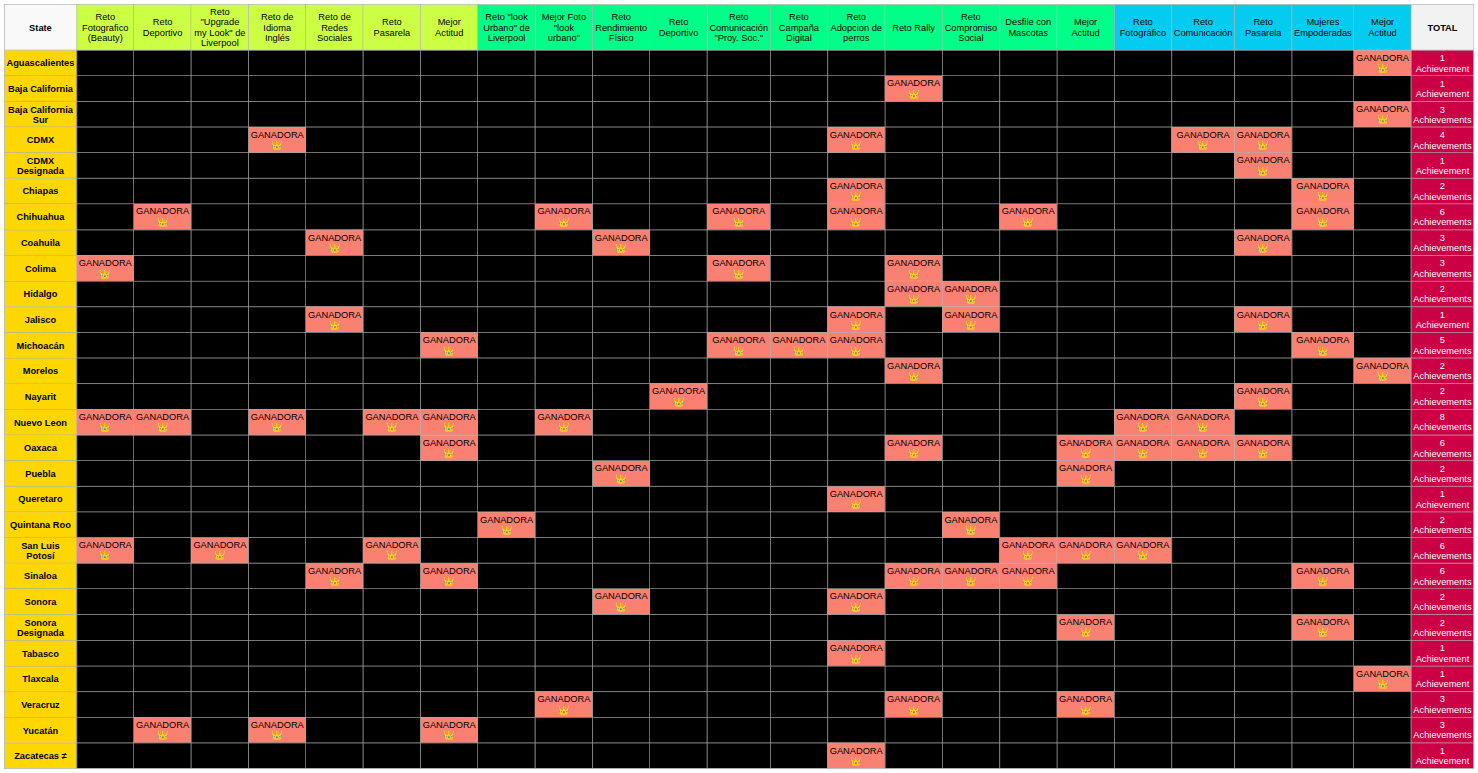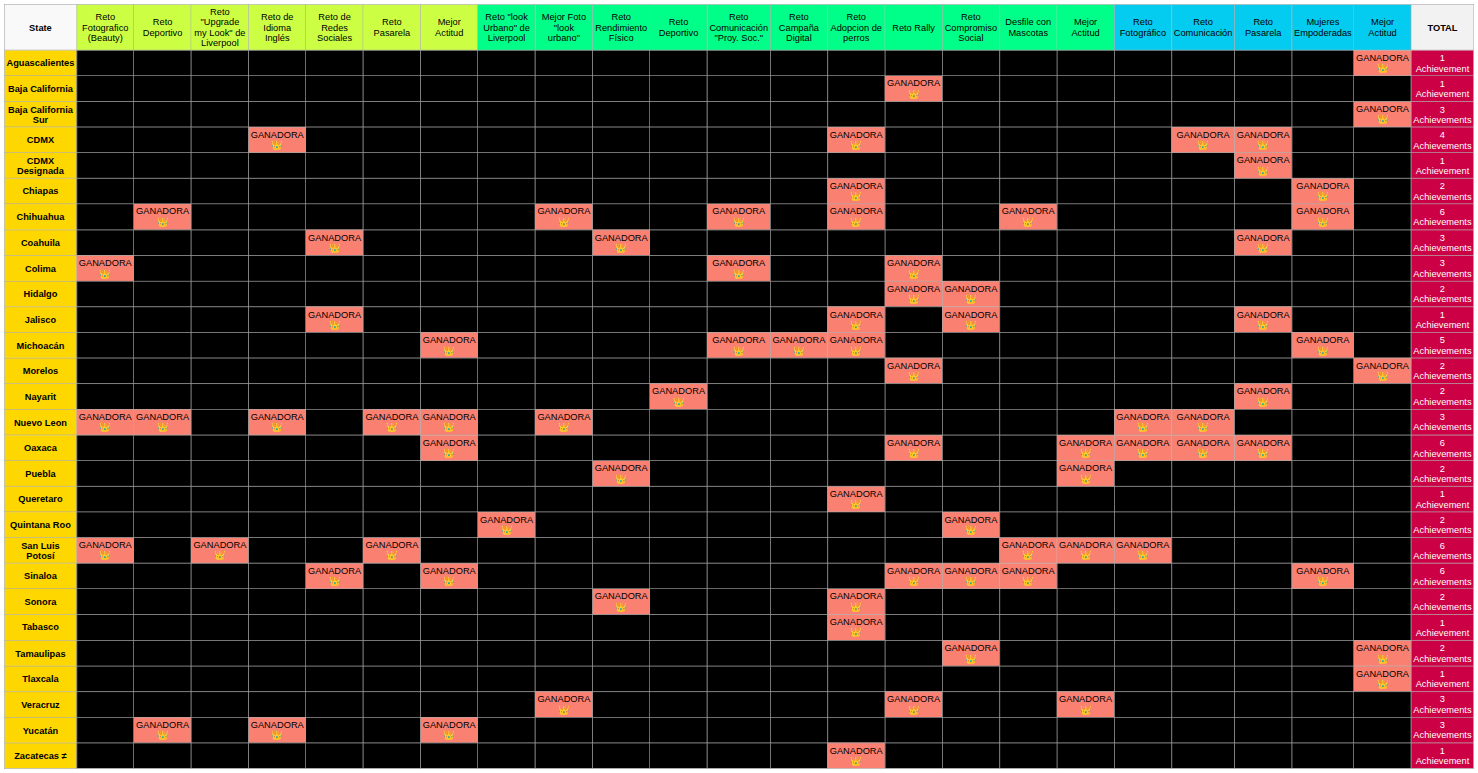(1442, 422) 8 Achievements -> (1442, 422) 3 Achievements
- row: (40, 628)
+ row: (40, 653)
